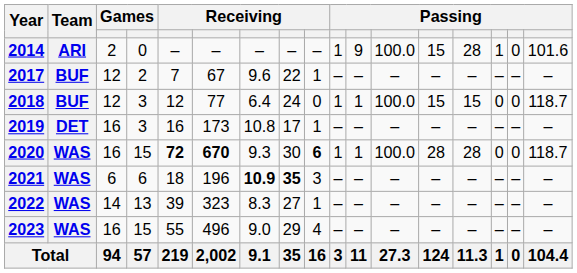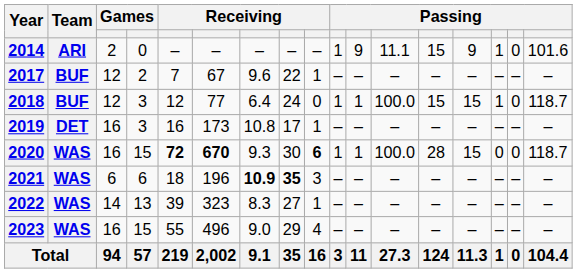(395, 50) 100.0 -> (395, 50) 11.1
(472, 50) 28 -> (472, 50) 9
(499, 101) 0 -> (499, 101) 1
(472, 152) 28 -> (472, 152) 15
